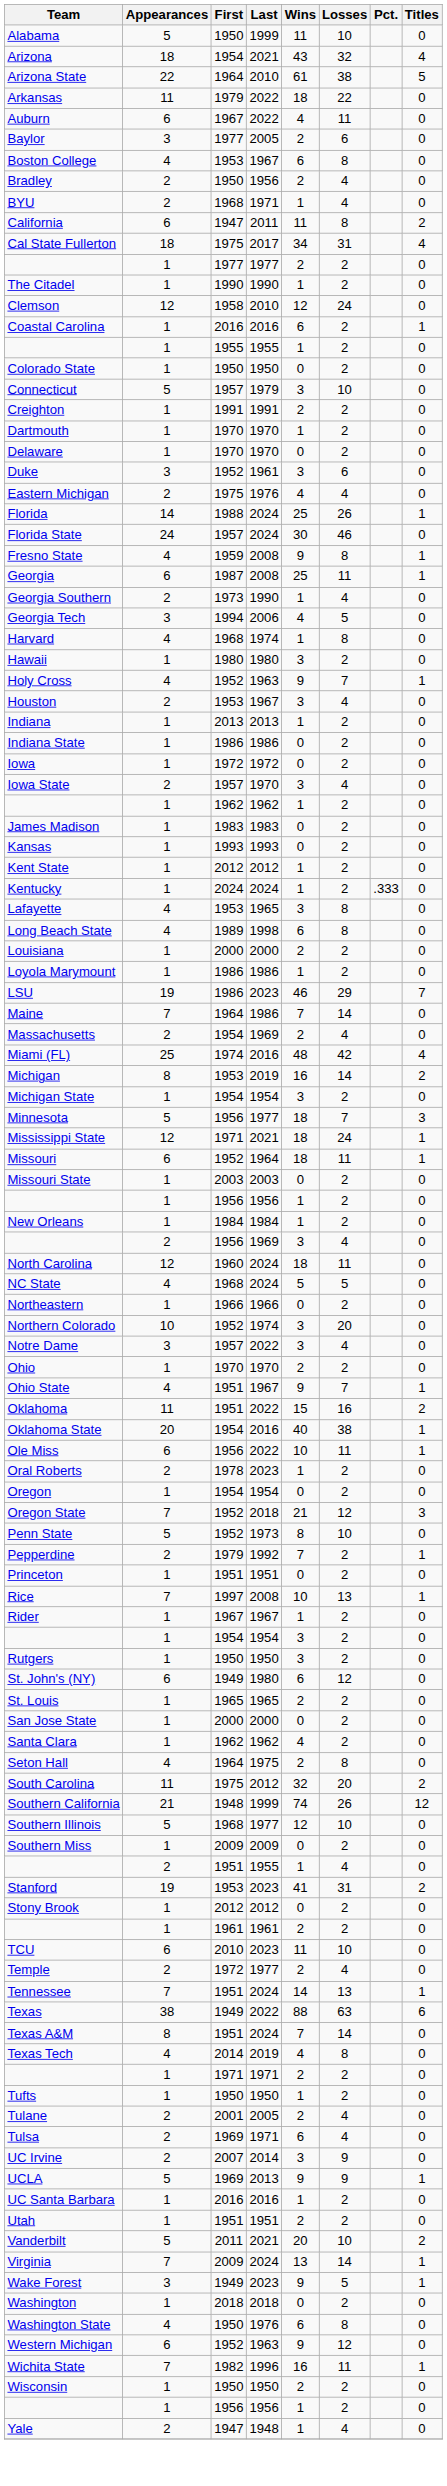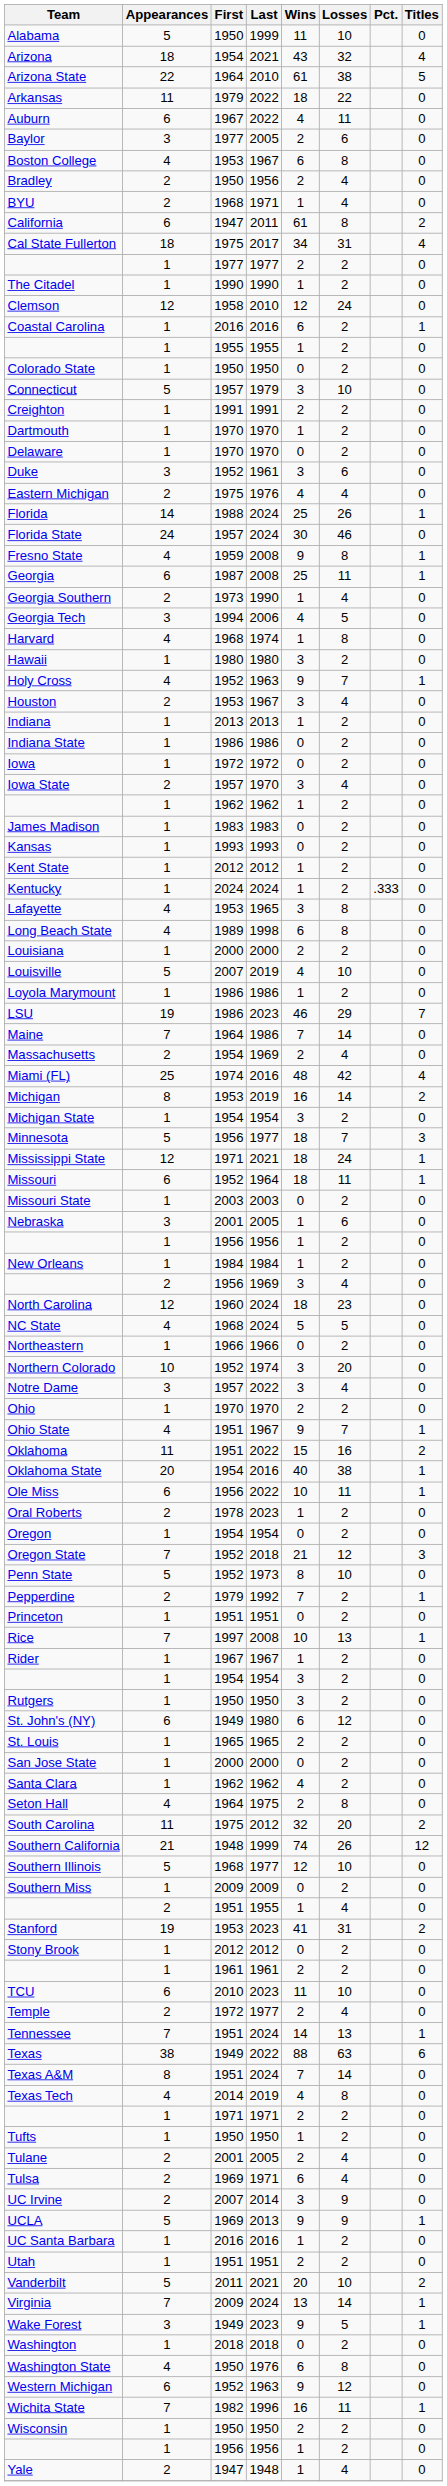(300, 222) 11 -> (300, 222) 61
+ row: (34, 972)
+ row: (36, 1221)
(345, 1263) 11 -> (345, 1304) 23
